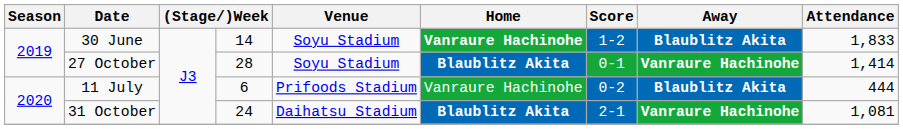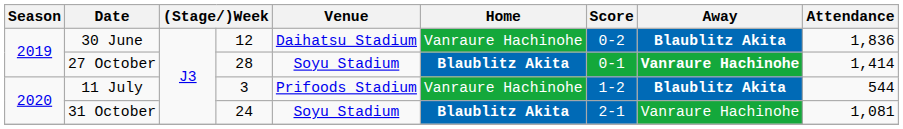(244, 40) 14 -> (244, 40) 12
(346, 40) Soyu Stadium -> (346, 40) Daihatsu Stadium
(503, 40) bold -> (503, 40) normal
(612, 40) 1-2 -> (612, 40) 0-2
(873, 40) 1,833 -> (873, 40) 1,836
(244, 88) 6 -> (244, 88) 3
(612, 88) 0-2 -> (612, 88) 1-2
(881, 88) 444 -> (881, 88) 544
(346, 112) Daihatsu Stadium -> (346, 112) Soyu Stadium
(720, 112) bold -> (720, 112) normal
